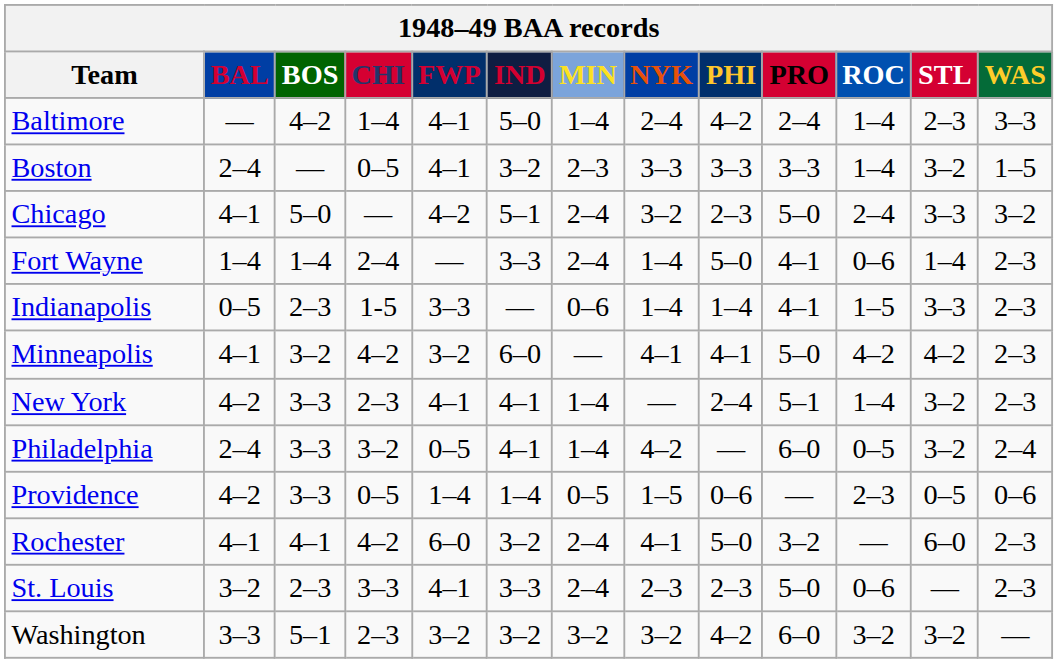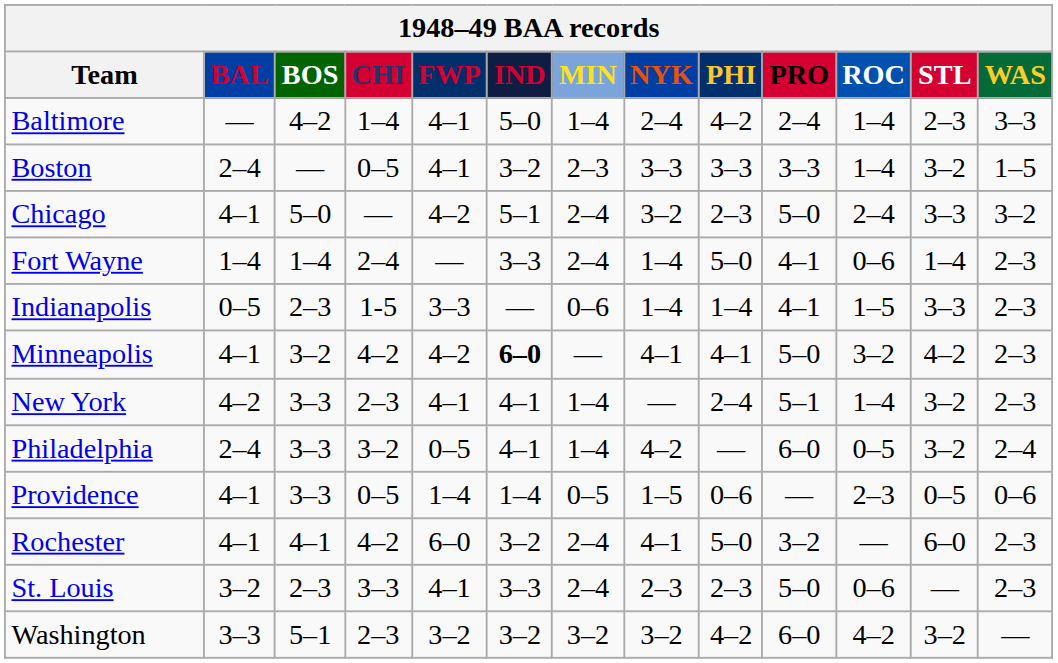(449, 354) 3–2 -> (449, 354) 4–2
(520, 354) normal -> (520, 354) bold
(874, 354) 4–2 -> (874, 354) 3–2
(240, 494) 4–2 -> (240, 494) 4–1
(874, 634) 3–2 -> (874, 634) 4–2
